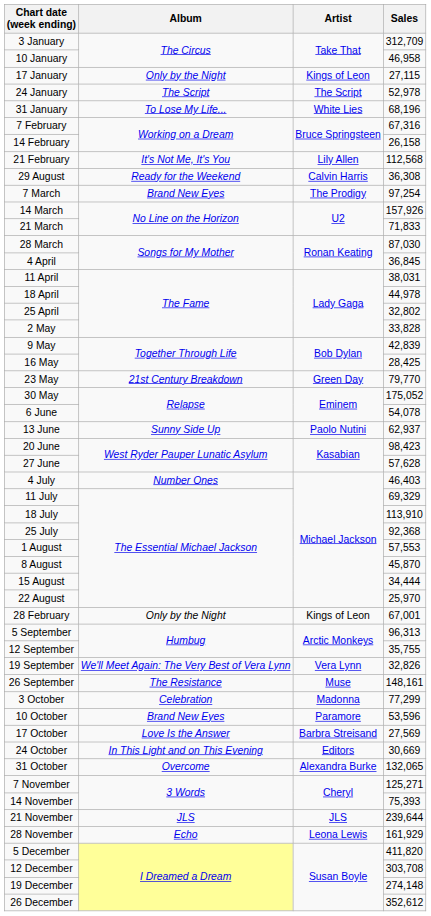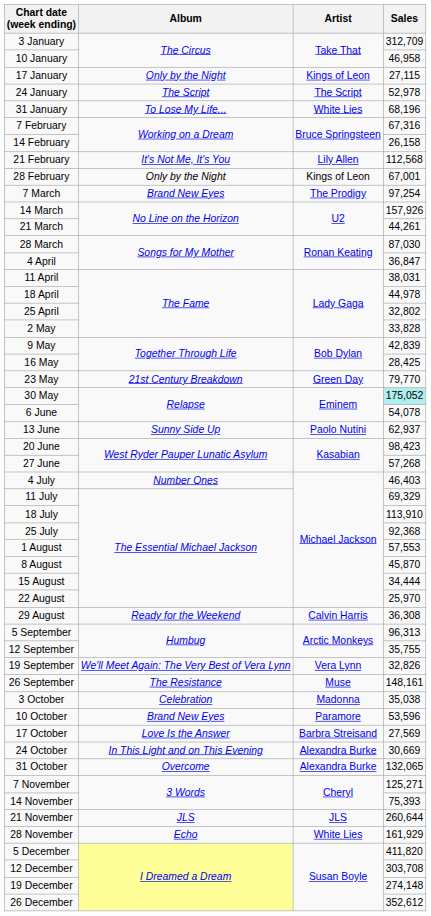rows swapped: (41, 615) <-> (41, 176)
(404, 227) 71,833 -> (404, 227) 44,261
(404, 260) 36,845 -> (404, 260) 36,847
(404, 395) no background -> (404, 395) paleturquoise background
(404, 463) 57,628 -> (404, 463) 57,268
(404, 699) 77,299 -> (404, 699) 35,038
(338, 750) Editors -> (338, 750) Alexandra Burke
(404, 817) 239,644 -> (404, 817) 260,644
(338, 834) Leona Lewis -> (338, 834) White Lies
